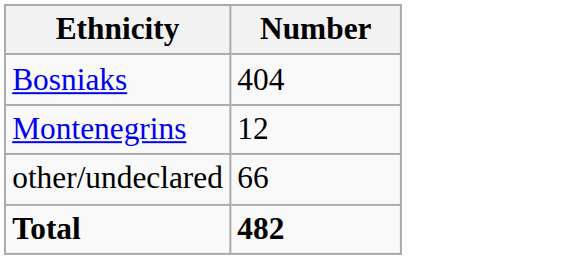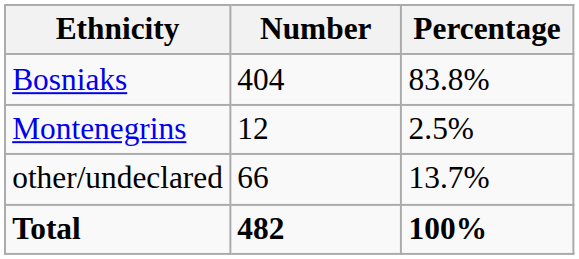+ column: (487, 29)
